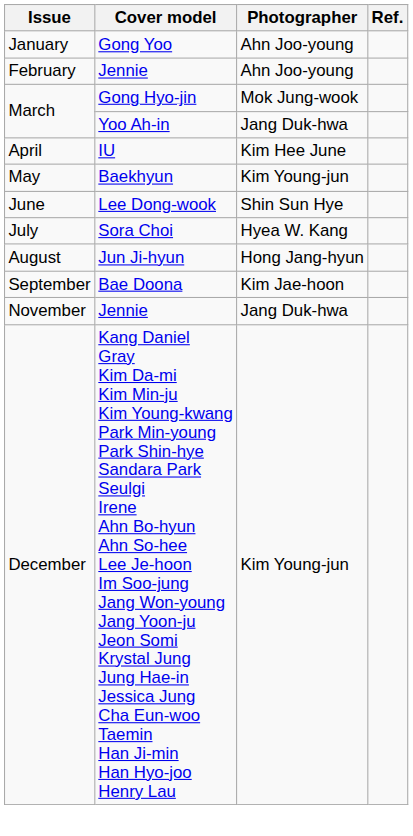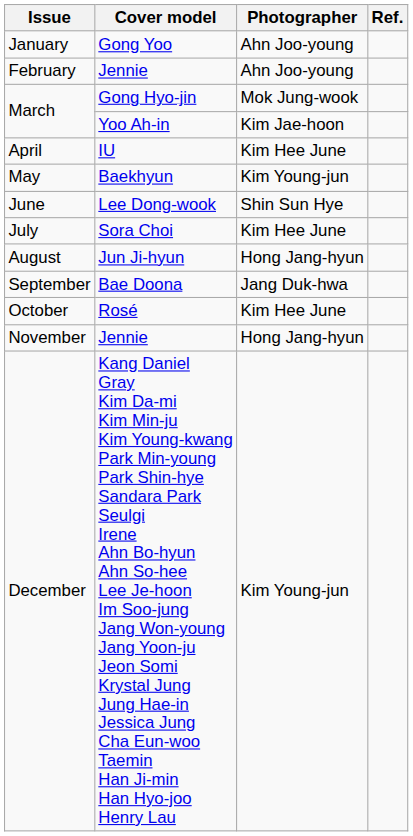(294, 124) Jang Duk-hwa -> (292, 124) Kim Jae-hoon
(294, 230) Hyea W. Kang -> (293, 230) Kim Hee June
(292, 284) Kim Jae-hoon -> (294, 284) Jang Duk-hwa
+ row: (38, 310)
(294, 310) Jang Duk-hwa -> (302, 337) Hong Jang-hyun
